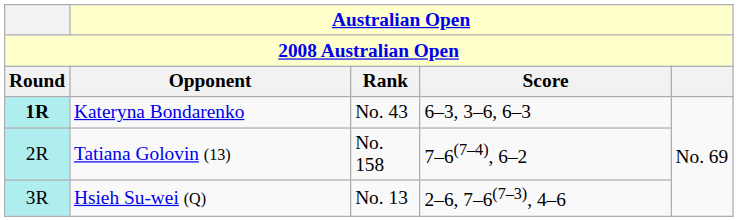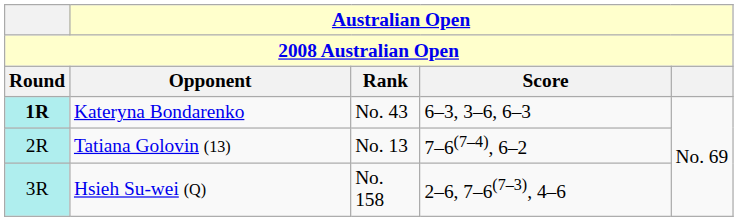(370, 153) No. 158 -> (381, 145) No. 13
(381, 197) No. 13 -> (370, 189) No. 158
